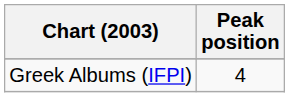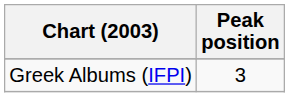(240, 75) 4 -> (240, 75) 3
